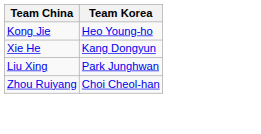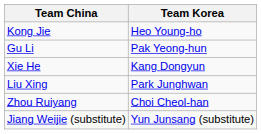+ row: (20, 48)
+ row: (66, 119)
